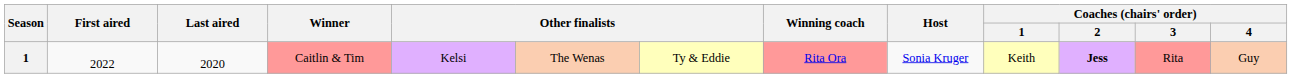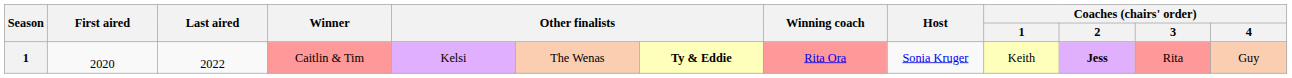(102, 64) 2022 -> (102, 64) 2020
(213, 64) 2020 -> (213, 64) 2022
(701, 57) normal -> (701, 57) bold
